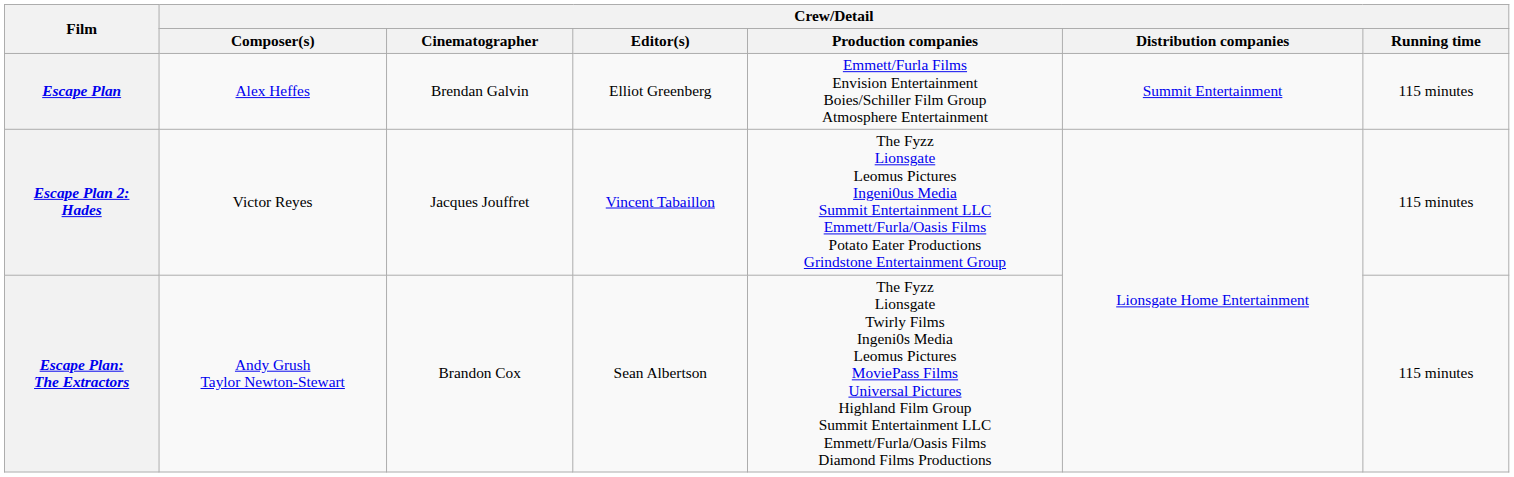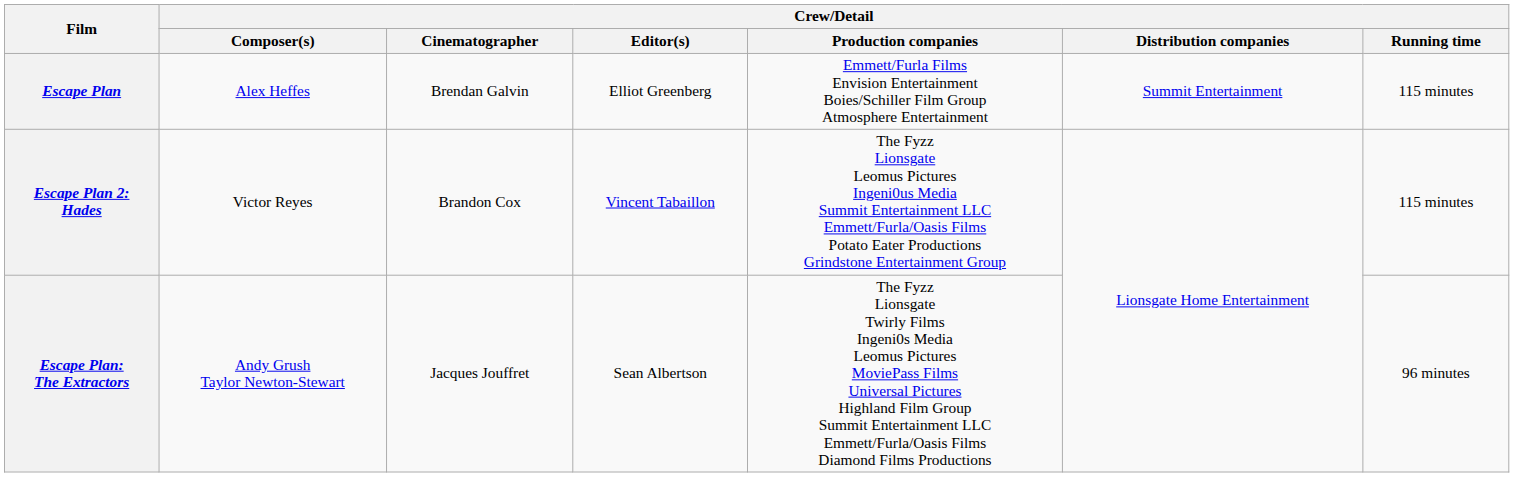(480, 202) Jacques Jouffret -> (480, 202) Brandon Cox
(480, 373) Brandon Cox -> (480, 373) Jacques Jouffret
(1436, 373) 115 minutes -> (1436, 373) 96 minutes
